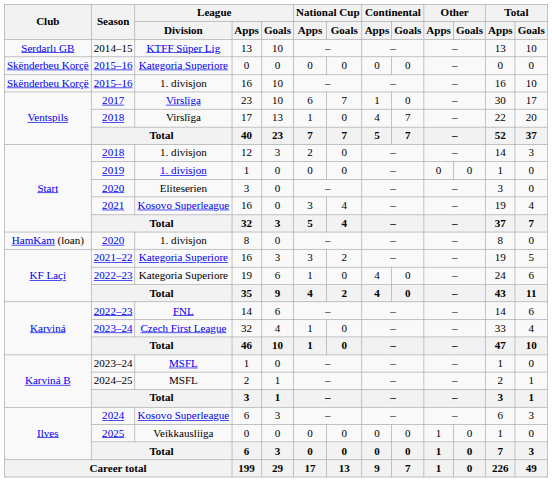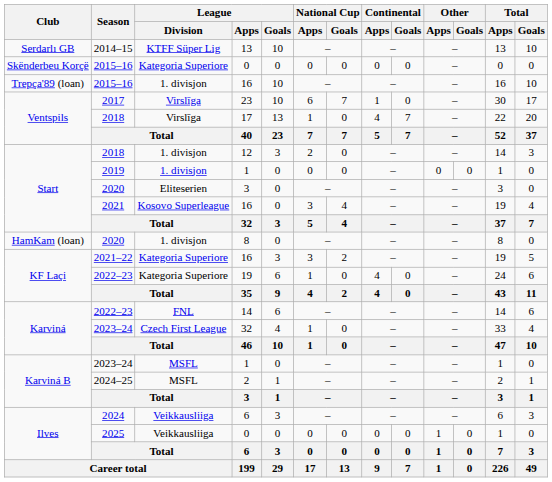(48, 83) Skënderbeu Korçë -> (48, 83) Trepça'89 (loan)
(183, 415) Kosovo Superleague -> (183, 415) Veikkausliiga
